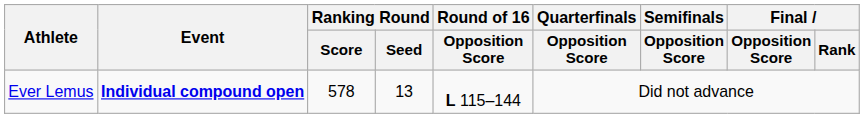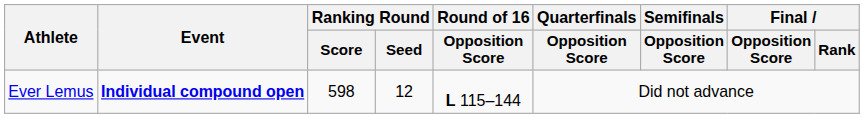(341, 92) 578 -> (341, 92) 598
(404, 92) 13 -> (404, 92) 12
